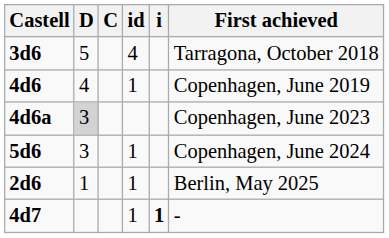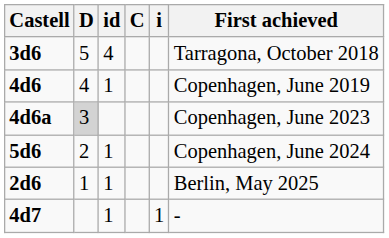columns swapped: (111, 20) <-> (136, 20)
(84, 150) 3 -> (84, 150) 2
(159, 215) bold -> (159, 215) normal
